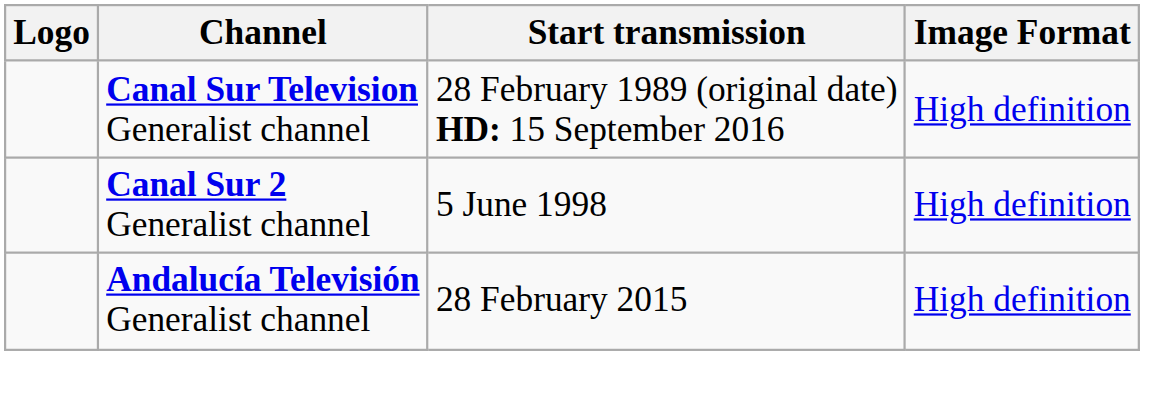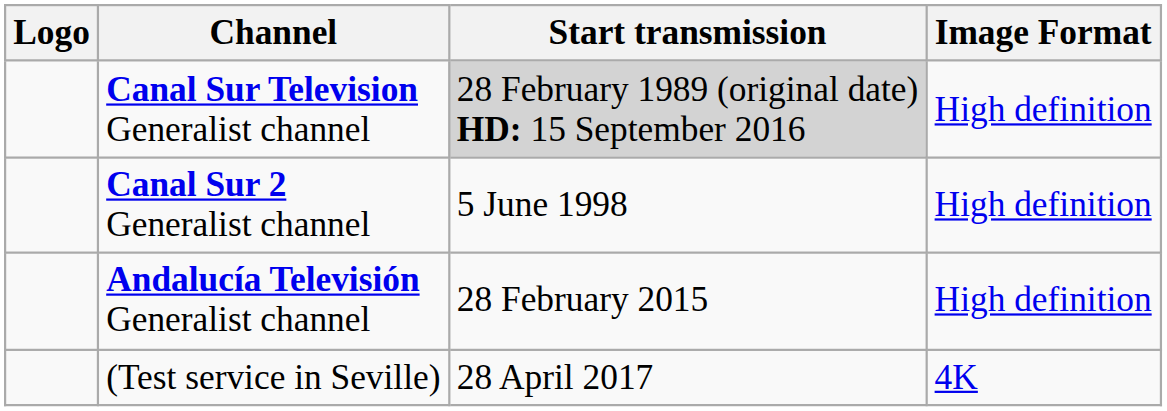(667, 108) no background -> (688, 108) lightgrey background
+ row: (273, 376)
